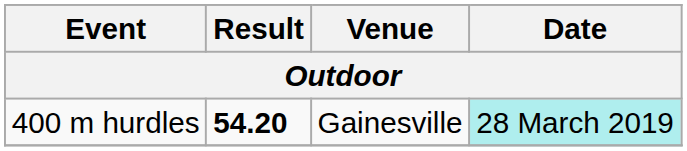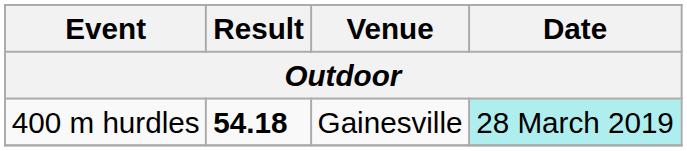(250, 122) 54.20 -> (250, 122) 54.18
